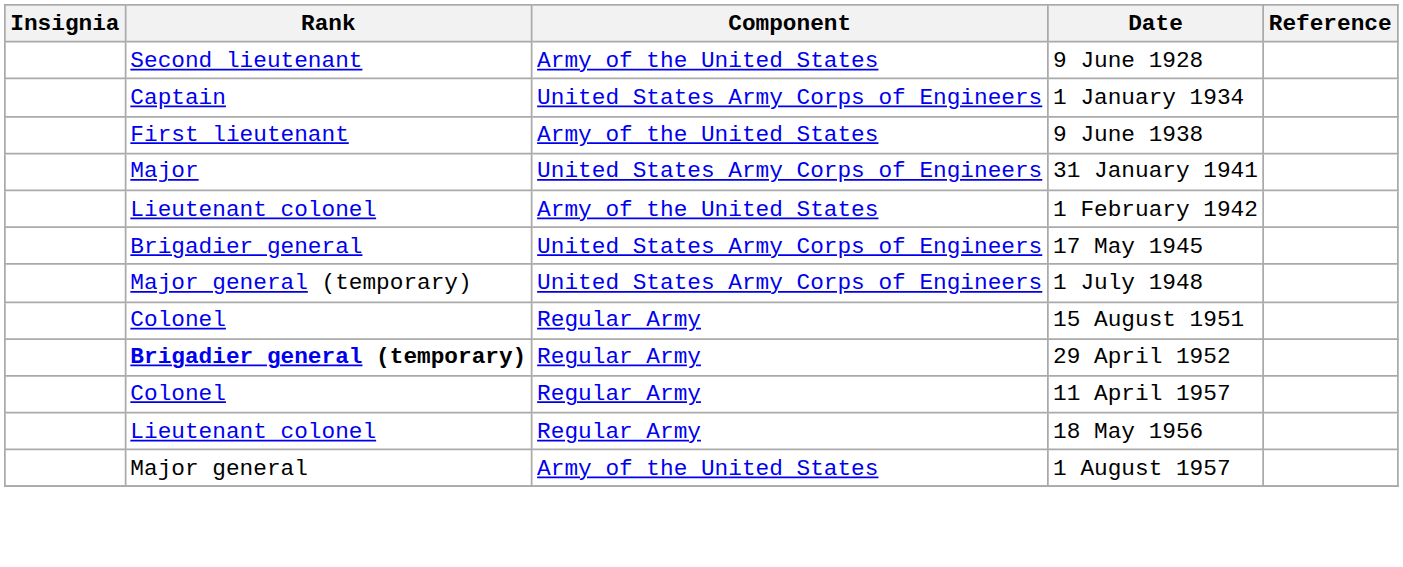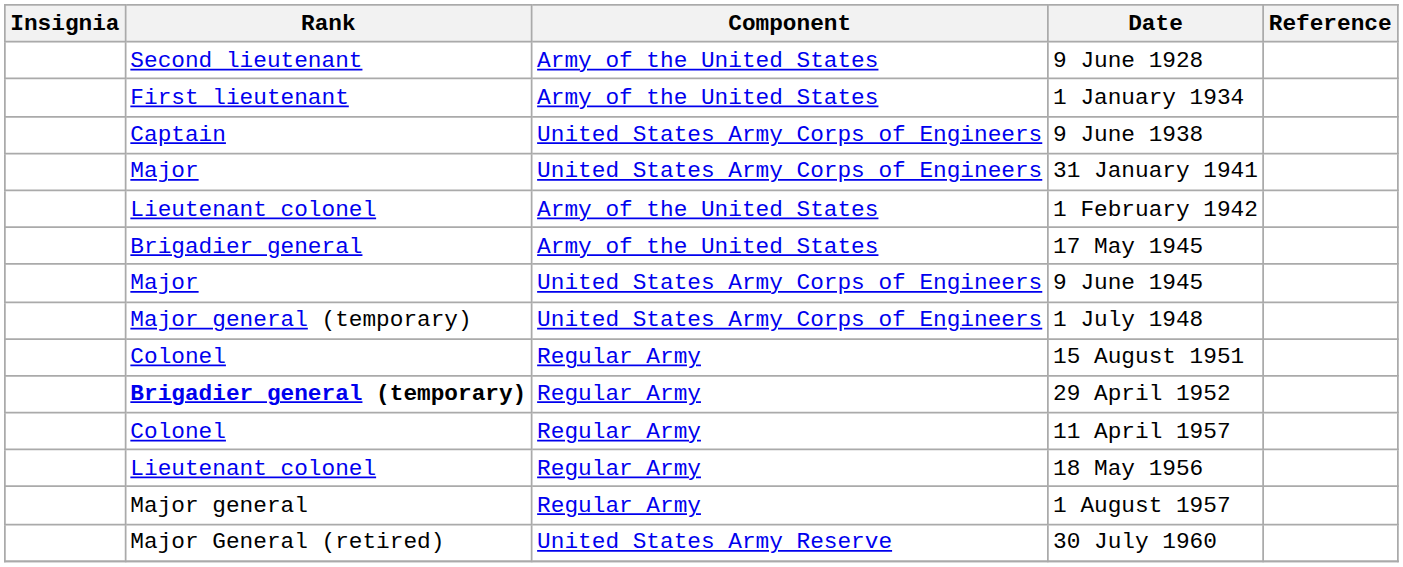(178, 98) Captain -> (240, 98) First lieutenant
(790, 98) United States Army Corps of Engineers -> (708, 98) Army of the United States
(240, 135) First lieutenant -> (178, 135) Captain
(708, 135) Army of the United States -> (790, 135) United States Army Corps of Engineers
(790, 246) United States Army Corps of Engineers -> (708, 246) Army of the United States
+ row: (1128, 283)
(708, 468) Army of the United States -> (619, 505) Regular Army
+ row: (1135, 543)
